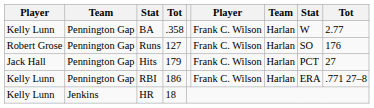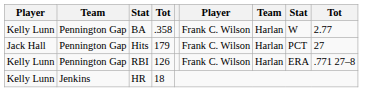- row: (150, 45)
(173, 78) 186 -> (162, 62) 126
